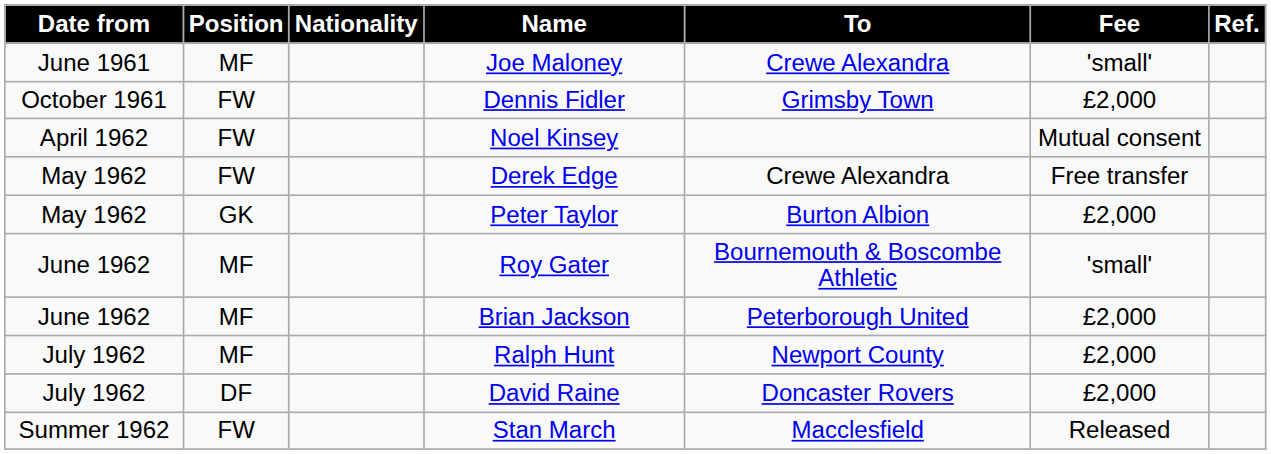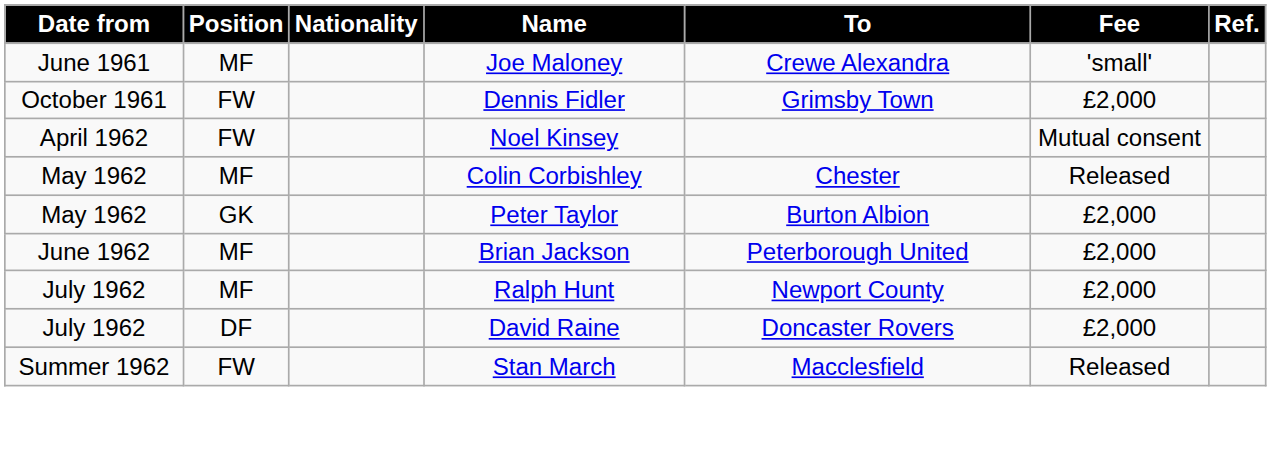+ row: (554, 176)
- row: (554, 176)
- row: (554, 266)
